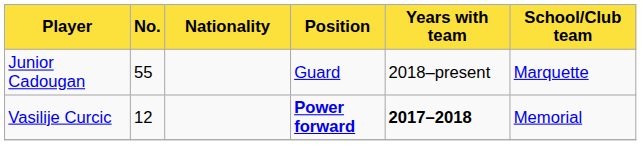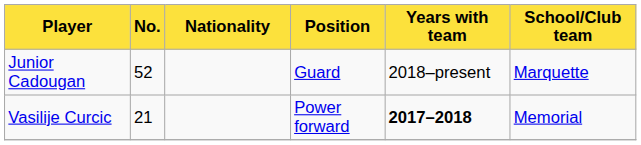(143, 72) 55 -> (143, 72) 52
(143, 117) 12 -> (143, 117) 21
(325, 117) bold -> (322, 117) normal
